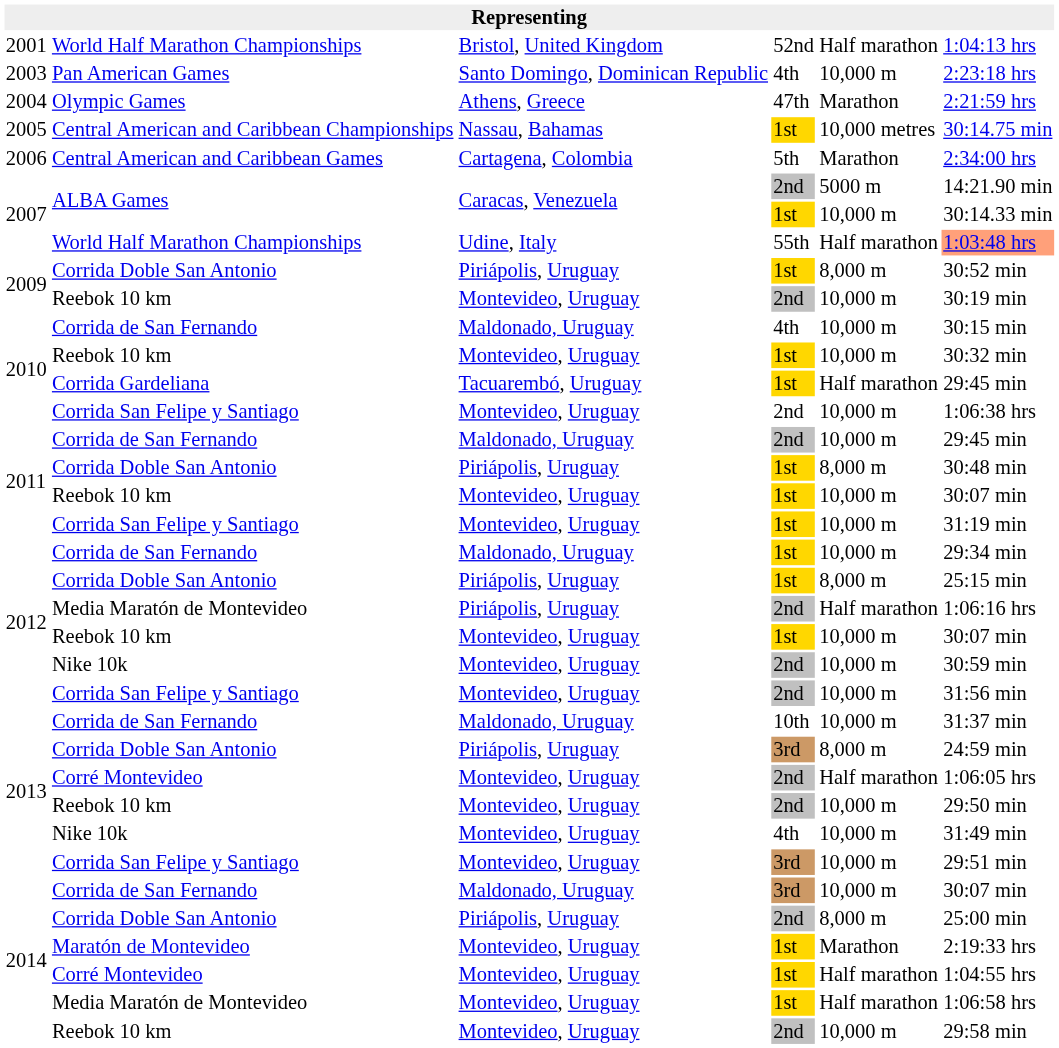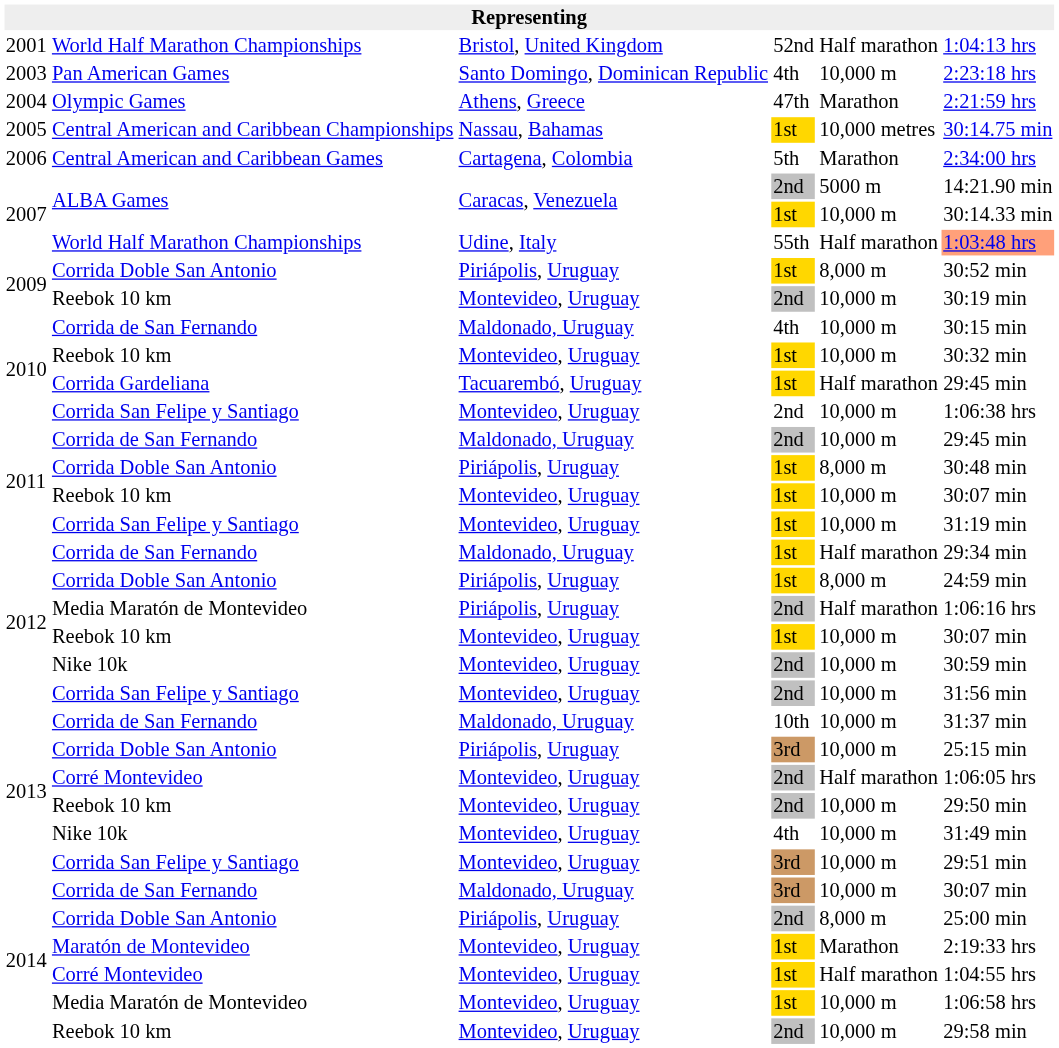(858, 552) 10,000 m -> (879, 552) Half marathon
(985, 580) 25:15 min -> (985, 580) 24:59 min
(853, 749) 8,000 m -> (858, 749) 10,000 m
(985, 749) 24:59 min -> (985, 749) 25:15 min
(879, 1002) Half marathon -> (858, 1002) 10,000 m
